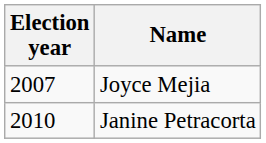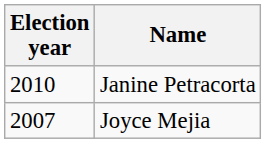rows swapped: (155, 84) <-> (178, 120)
